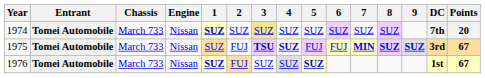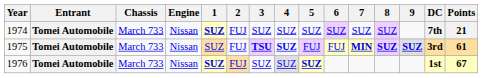(239, 30) SUZ -> (238, 30) FUJ
(264, 30) khaki background -> (262, 30) no background
(464, 30) 20 -> (461, 30) 21
(464, 47) 67 -> (461, 47) 61
